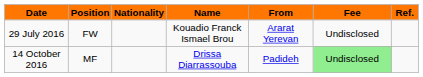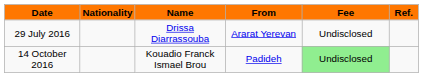- column: (90, 12)
(207, 33) Kouadio Franck Ismael Brou -> (180, 33) Drissa Diarrassouba
(207, 60) Drissa Diarrassouba -> (180, 60) Kouadio Franck Ismael Brou
